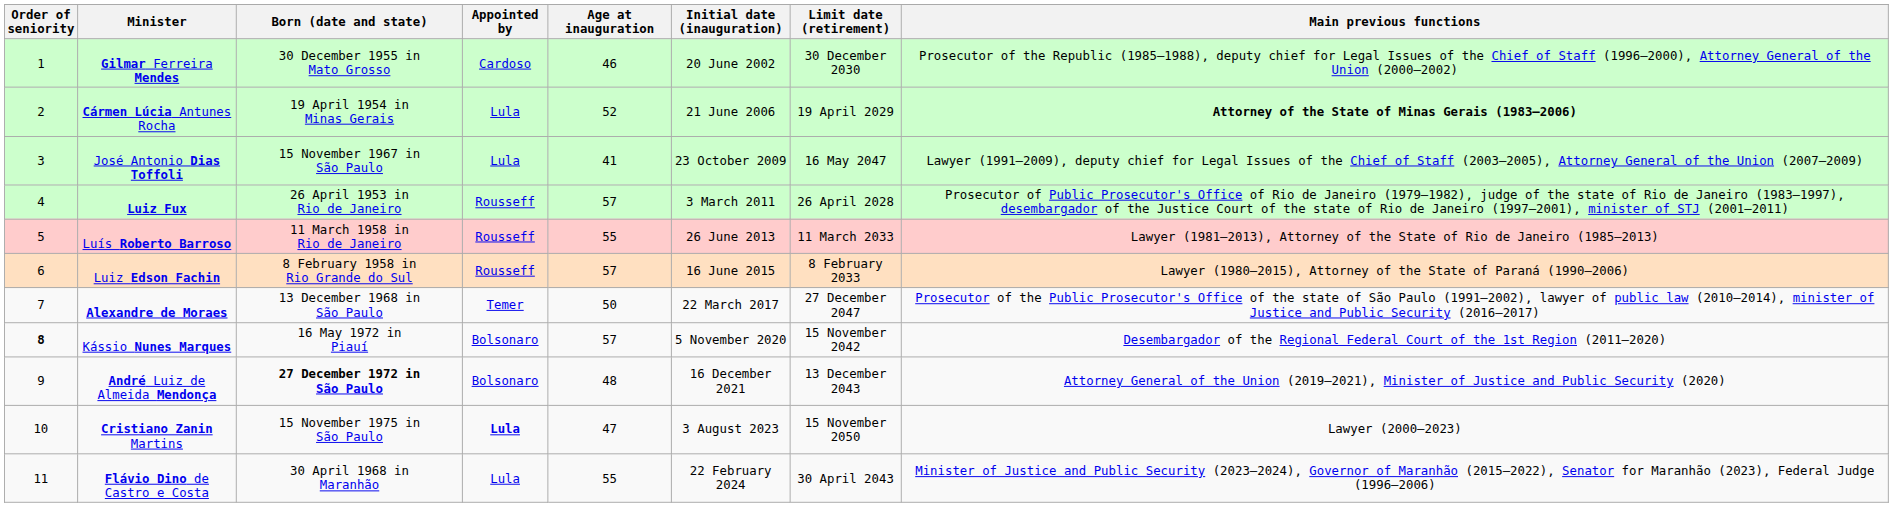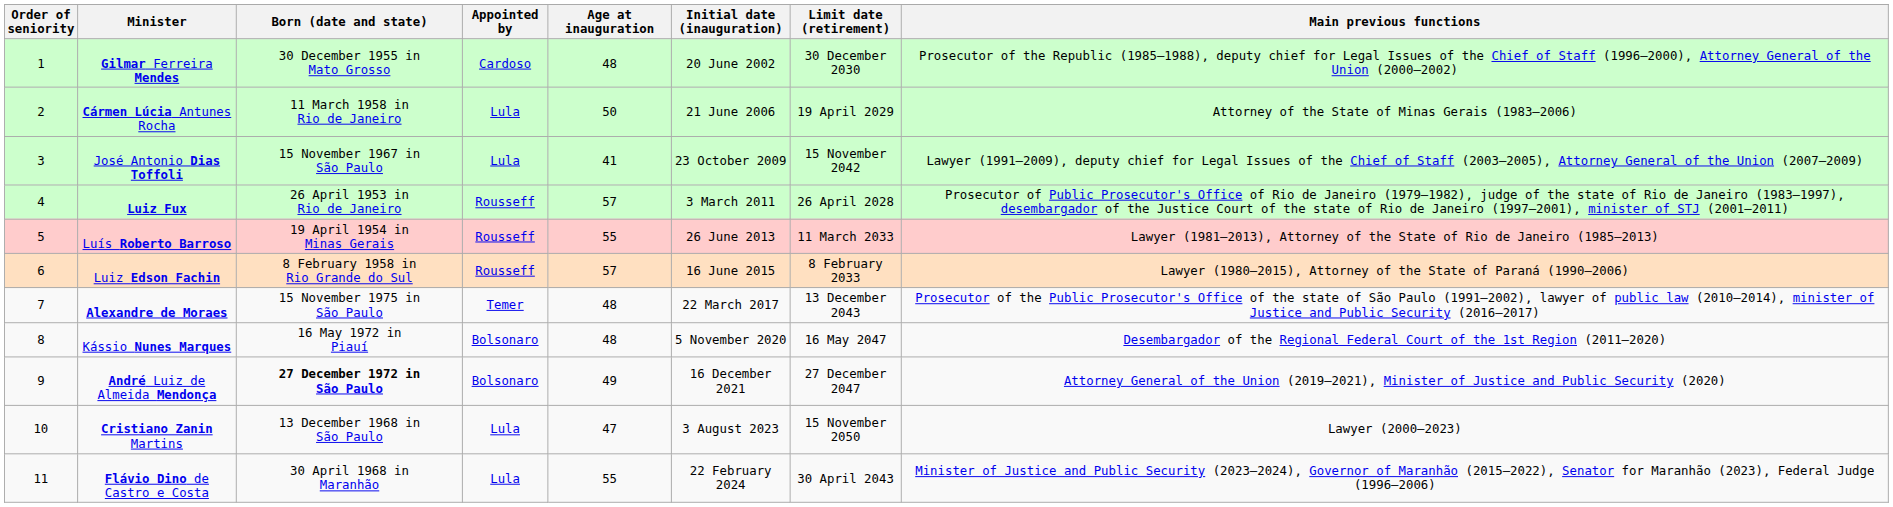(610, 63) 46 -> (610, 63) 48
(350, 112) 19 April 1954 in Minas Gerais -> (350, 112) 11 March 1958 in Rio de Janeiro
(610, 112) 52 -> (610, 112) 50
(1395, 112) bold -> (1395, 112) normal
(846, 160) 16 May 2047 -> (846, 160) 15 November 2042
(350, 236) 11 March 1958 in Rio de Janeiro -> (350, 236) 19 April 1954 in Minas Gerais
(350, 305) 13 December 1968 in São Paulo -> (350, 305) 15 November 1975 in São Paulo
(610, 305) 50 -> (610, 305) 48
(846, 305) 27 December 2047 -> (846, 305) 13 December 2043
(41, 339) bold -> (41, 339) normal
(610, 339) 57 -> (610, 339) 48
(846, 339) 15 November 2042 -> (846, 339) 16 May 2047
(610, 381) 48 -> (610, 381) 49
(846, 381) 13 December 2043 -> (846, 381) 27 December 2047
(350, 430) 15 November 1975 in São Paulo -> (350, 430) 13 December 1968 in São Paulo
(505, 430) bold -> (505, 430) normal
